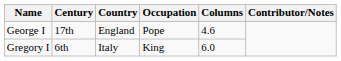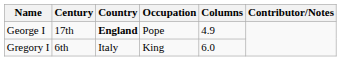(116, 30) normal -> (118, 30) bold
(208, 30) 4.6 -> (208, 30) 4.9
